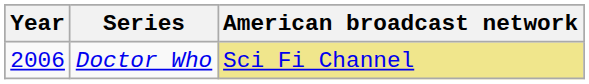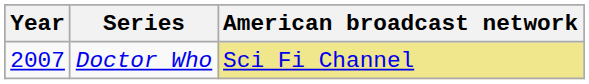(38, 60) 2006 -> (38, 60) 2007
